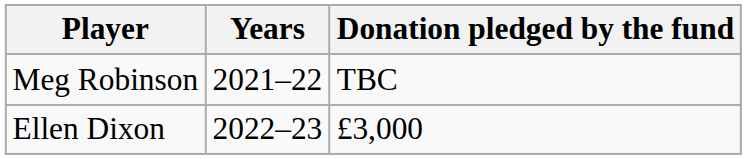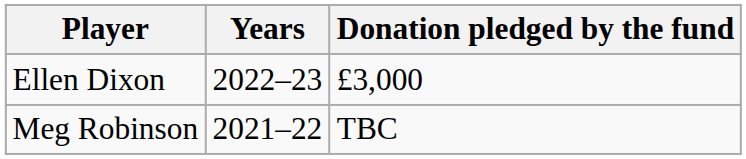rows swapped: (105, 79) <-> (89, 128)
